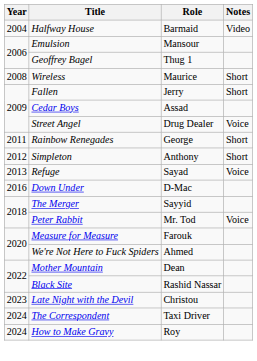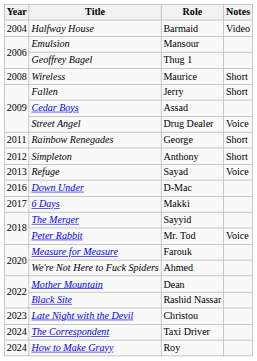+ row: (46, 204)
